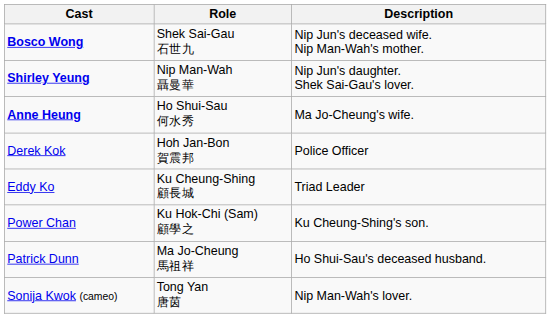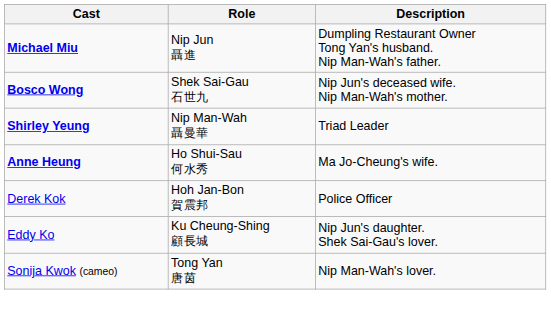+ row: (43, 48)
(354, 78) Nip Jun's daughter. Shek Sai-Gau's lover. -> (353, 126) Triad Leader
(330, 187) Triad Leader -> (378, 234) Nip Jun's daughter. Shek Sai-Gau's lover.
- row: (42, 223)
- row: (43, 259)
